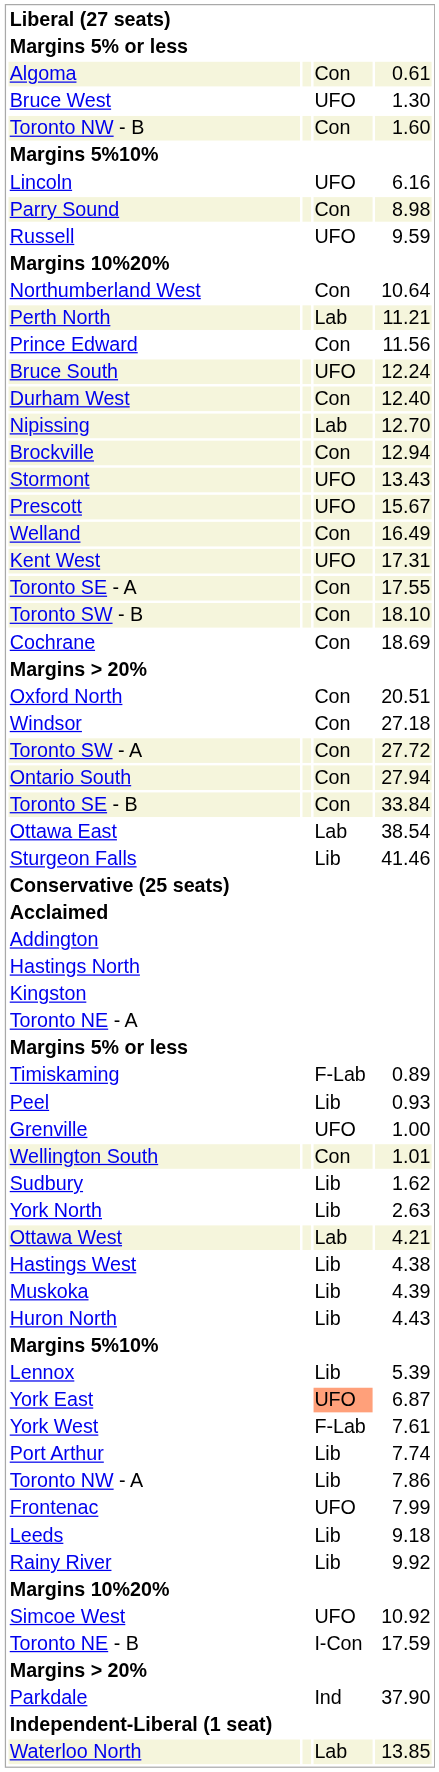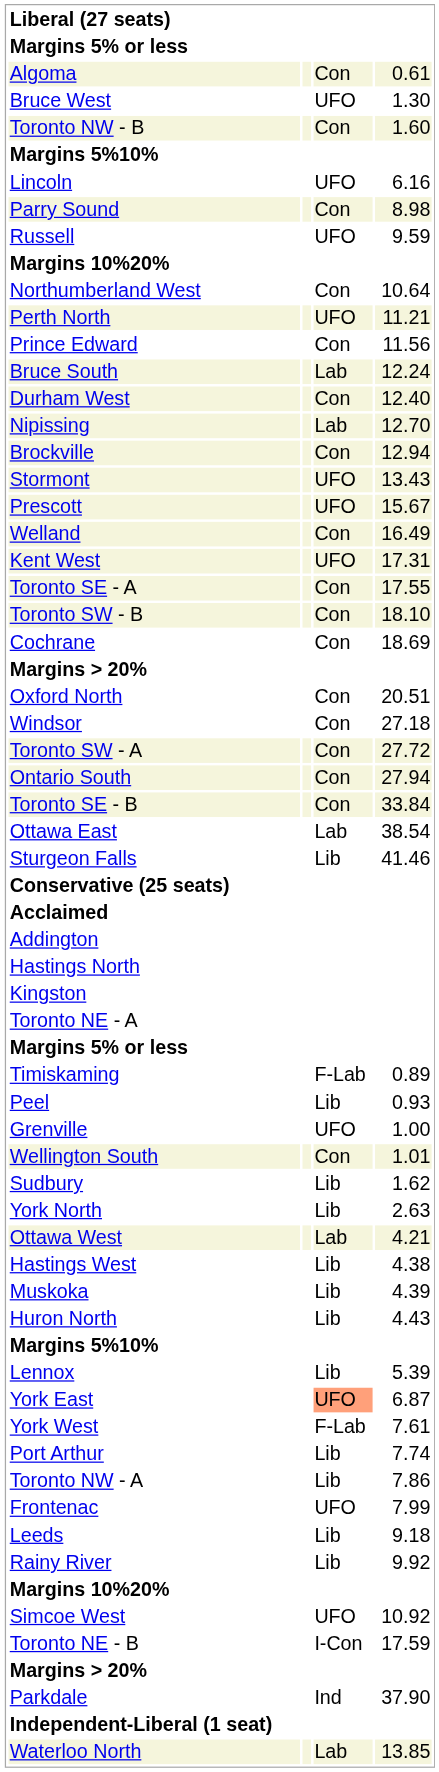(331, 317) Lab -> (335, 317) UFO
(335, 371) UFO -> (331, 371) Lab
